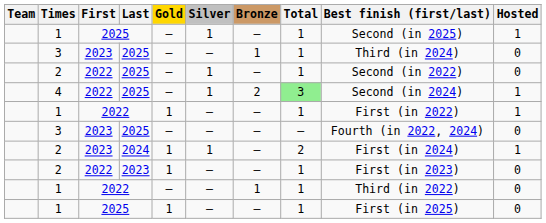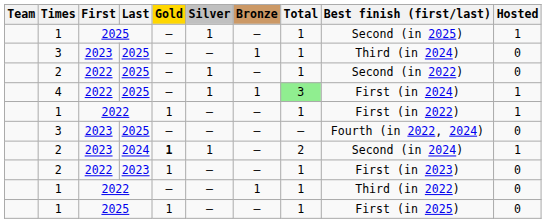(257, 92) 2 -> (257, 92) 1
(407, 92) Second (in 2024) -> (407, 92) First (in 2024)
(169, 150) normal -> (169, 150) bold
(407, 150) First (in 2024) -> (407, 150) Second (in 2024)
